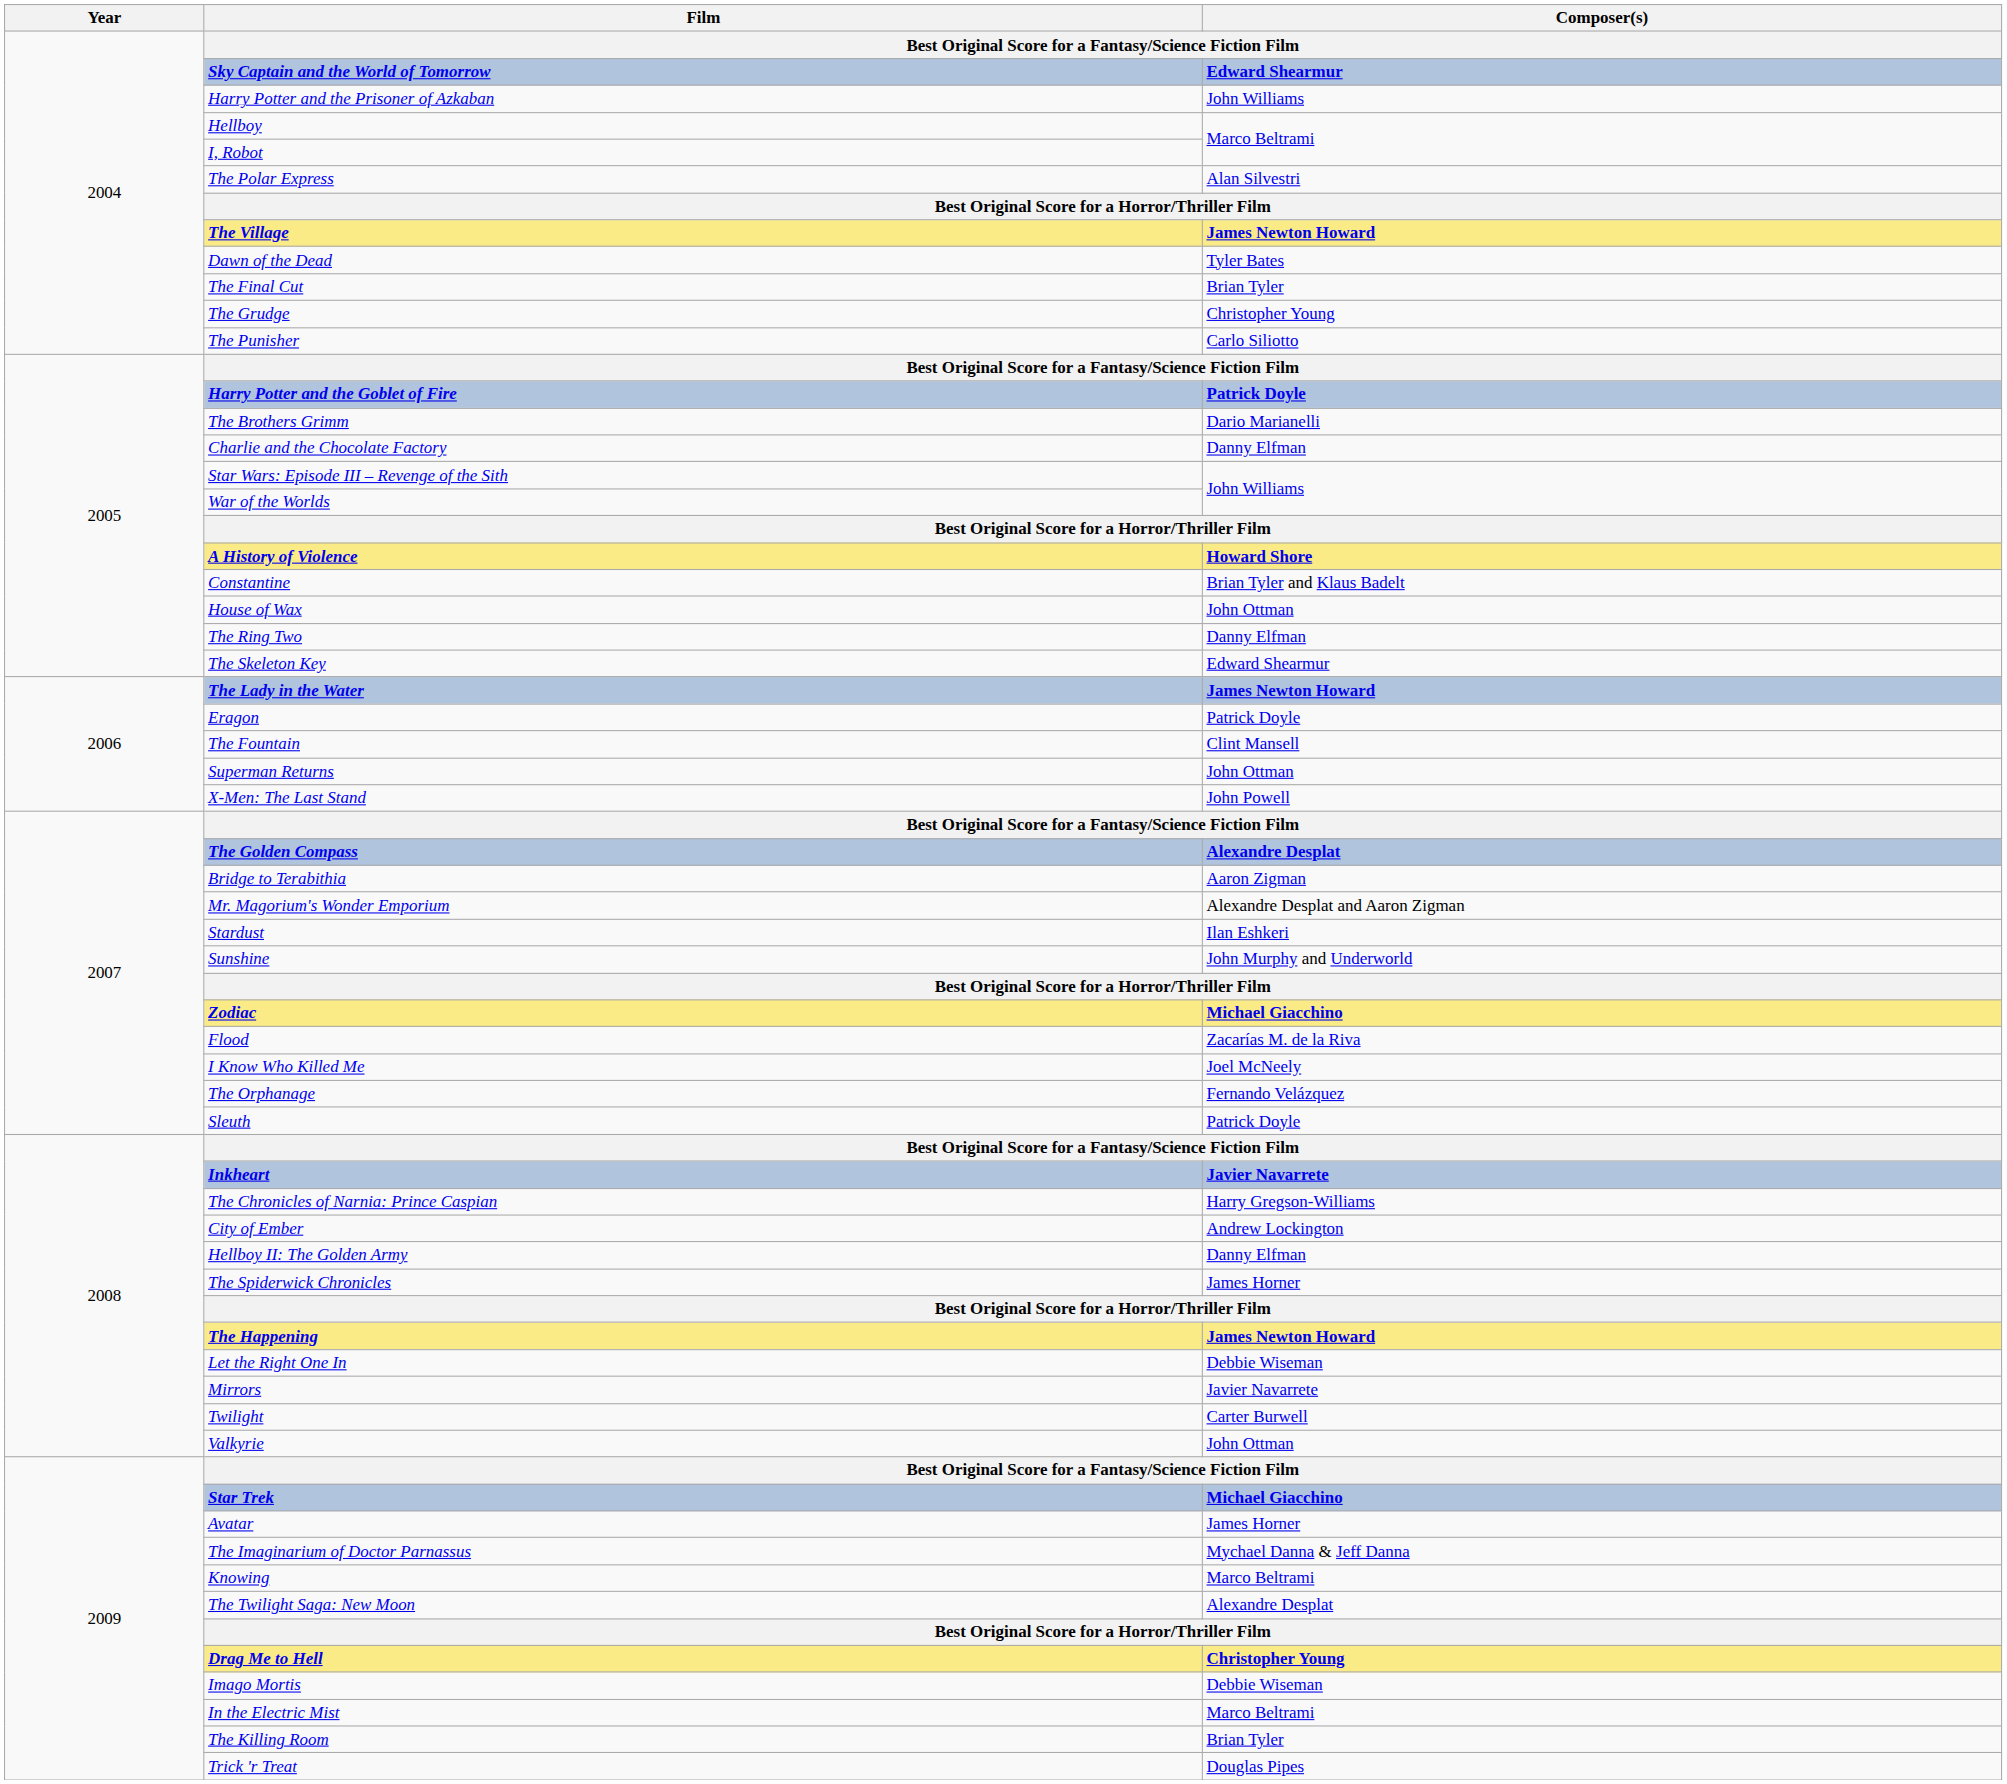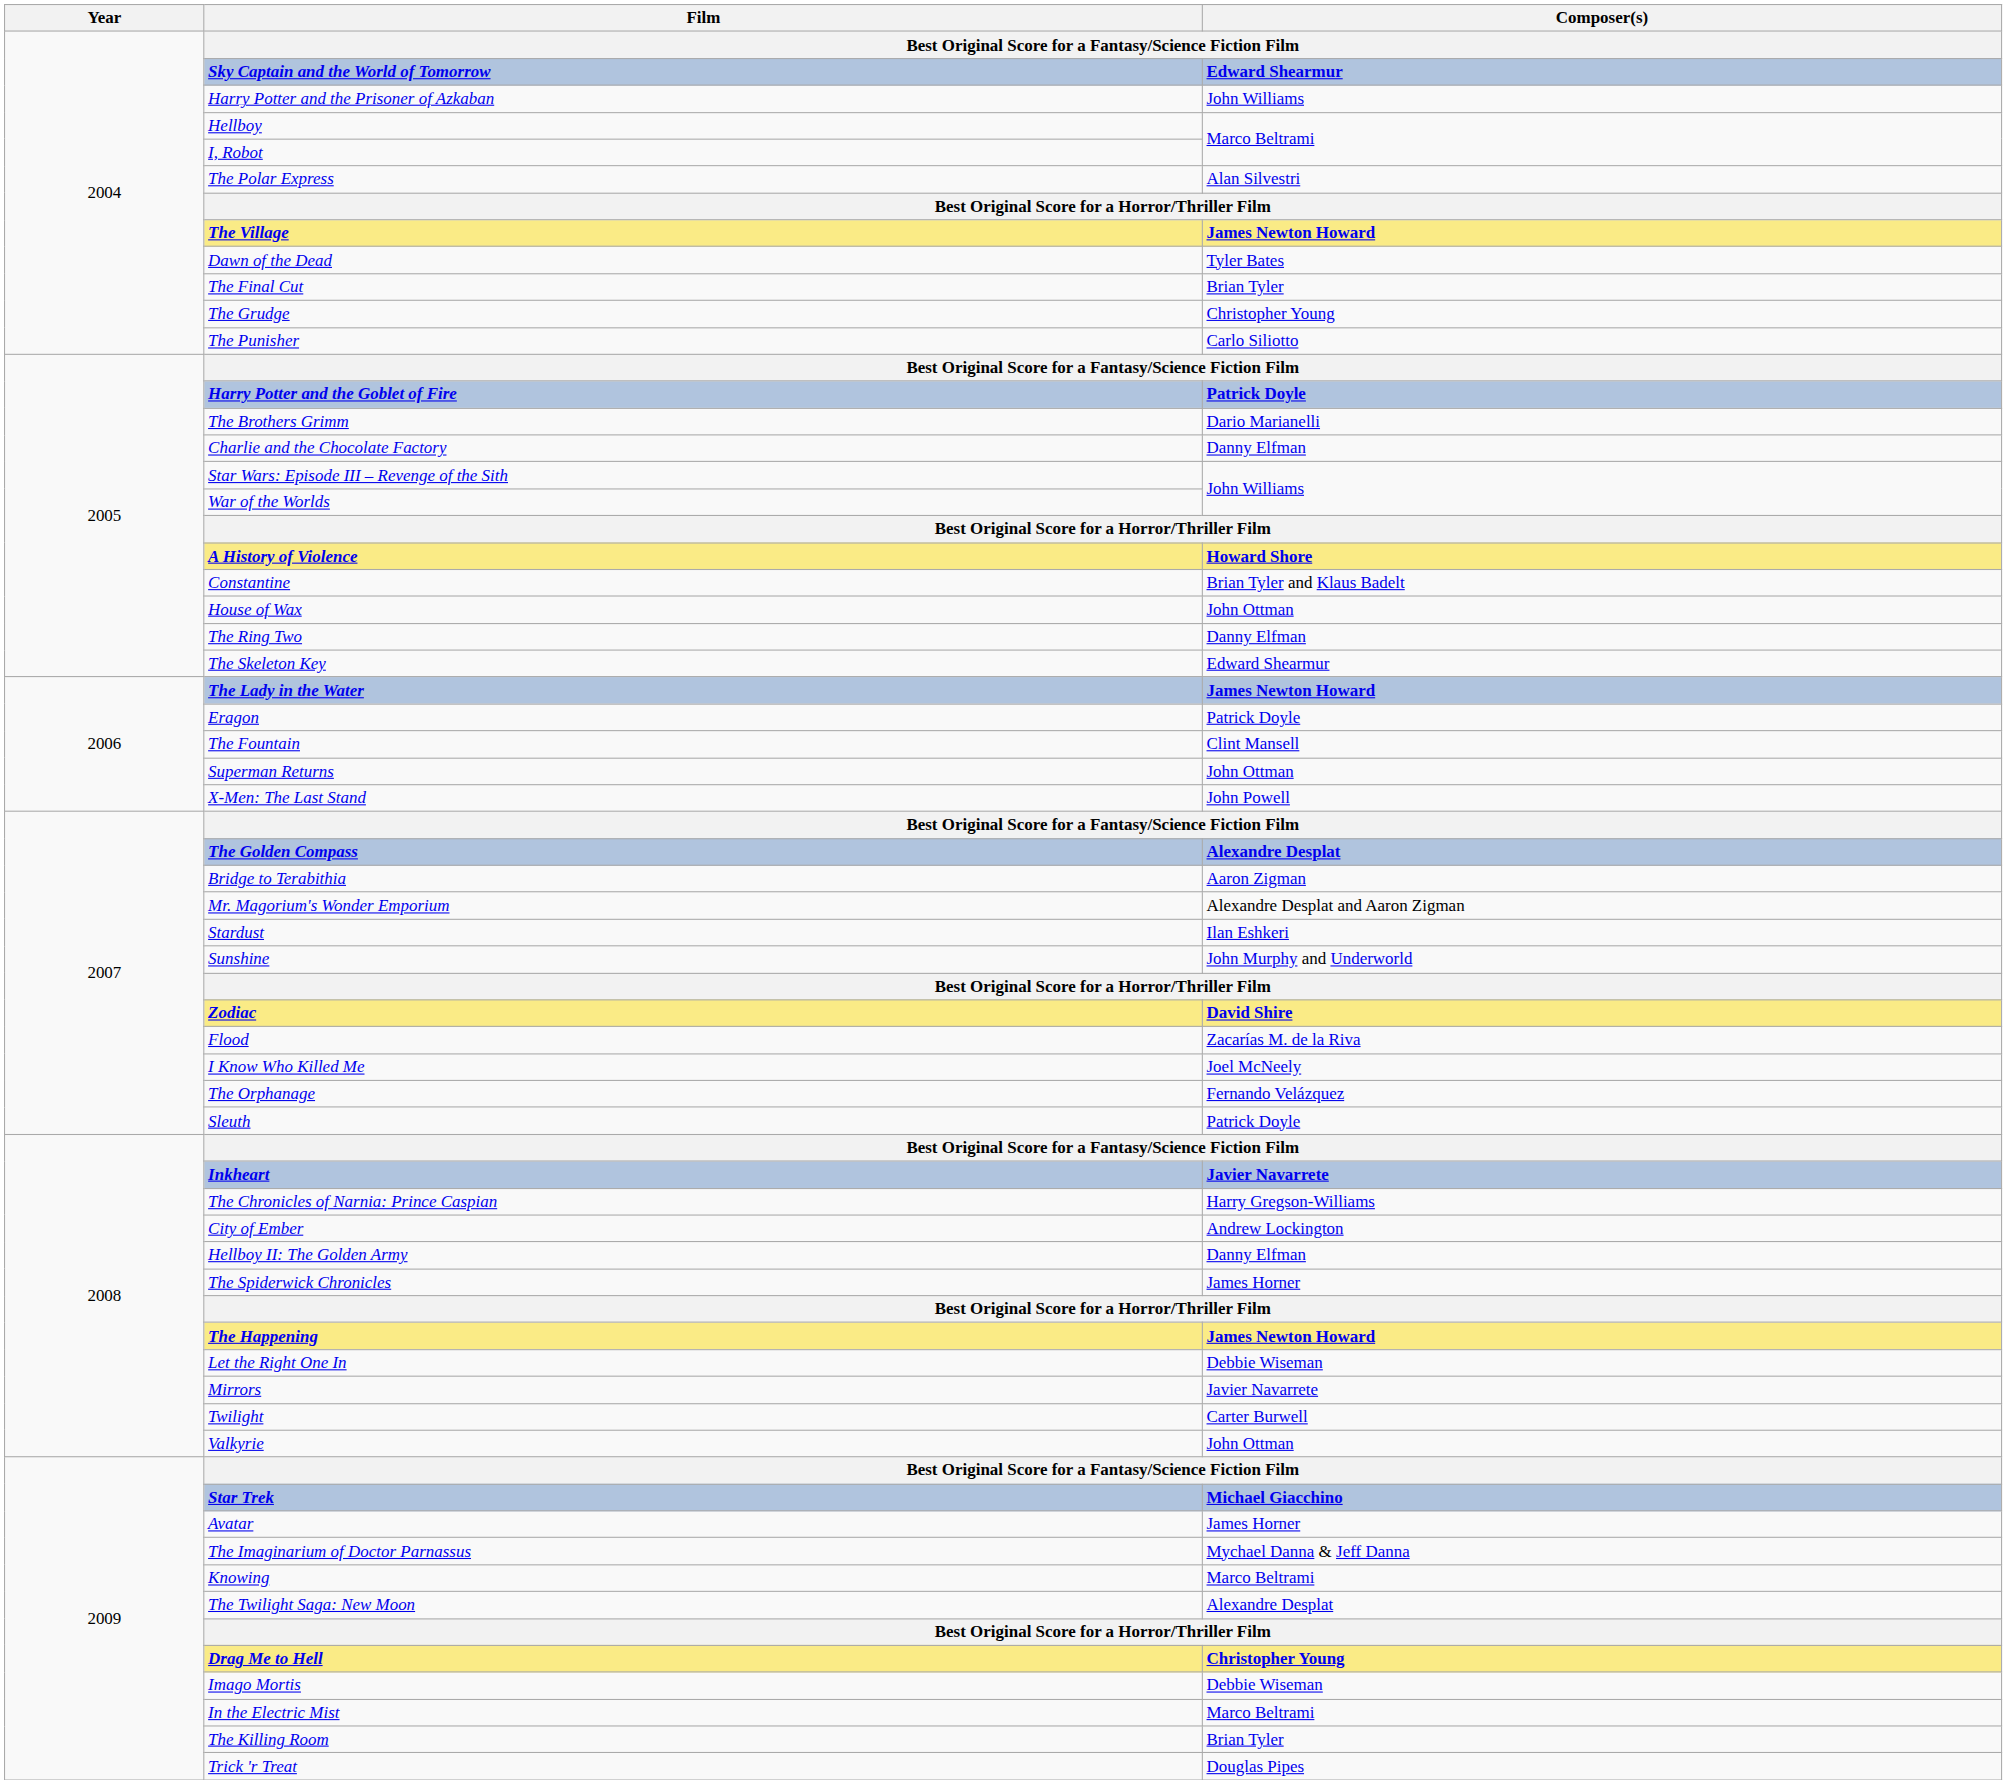(1275, 1013) Michael Giacchino -> (1249, 1013) David Shire
